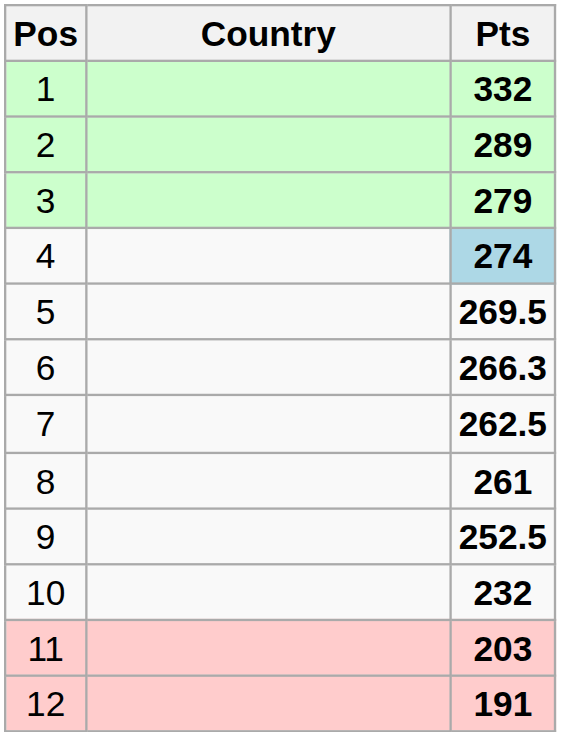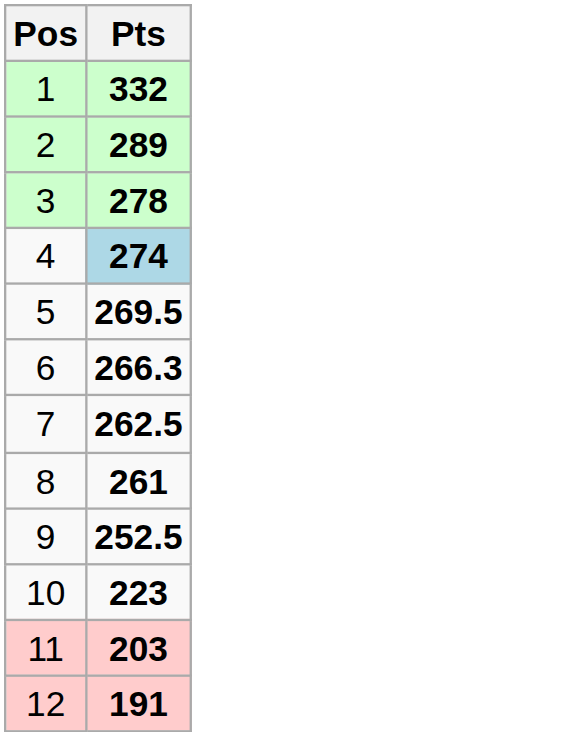- column: (268, 33)
(503, 201) 279 -> (138, 201) 278
(503, 592) 232 -> (138, 592) 223
